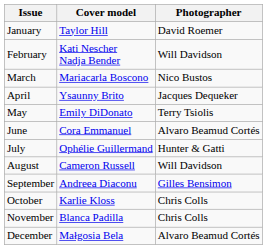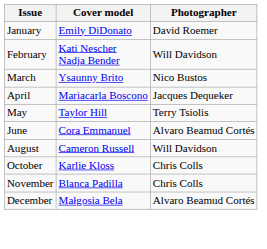(83, 30) Taylor Hill -> (95, 30) Emily DiDonato
(104, 78) Mariacarla Boscono -> (91, 78) Ysaunny Brito
(92, 95) Ysaunny Brito -> (103, 95) Mariacarla Boscono
(96, 113) Emily DiDonato -> (83, 113) Taylor Hill
- row: (16, 148)
- row: (30, 183)
